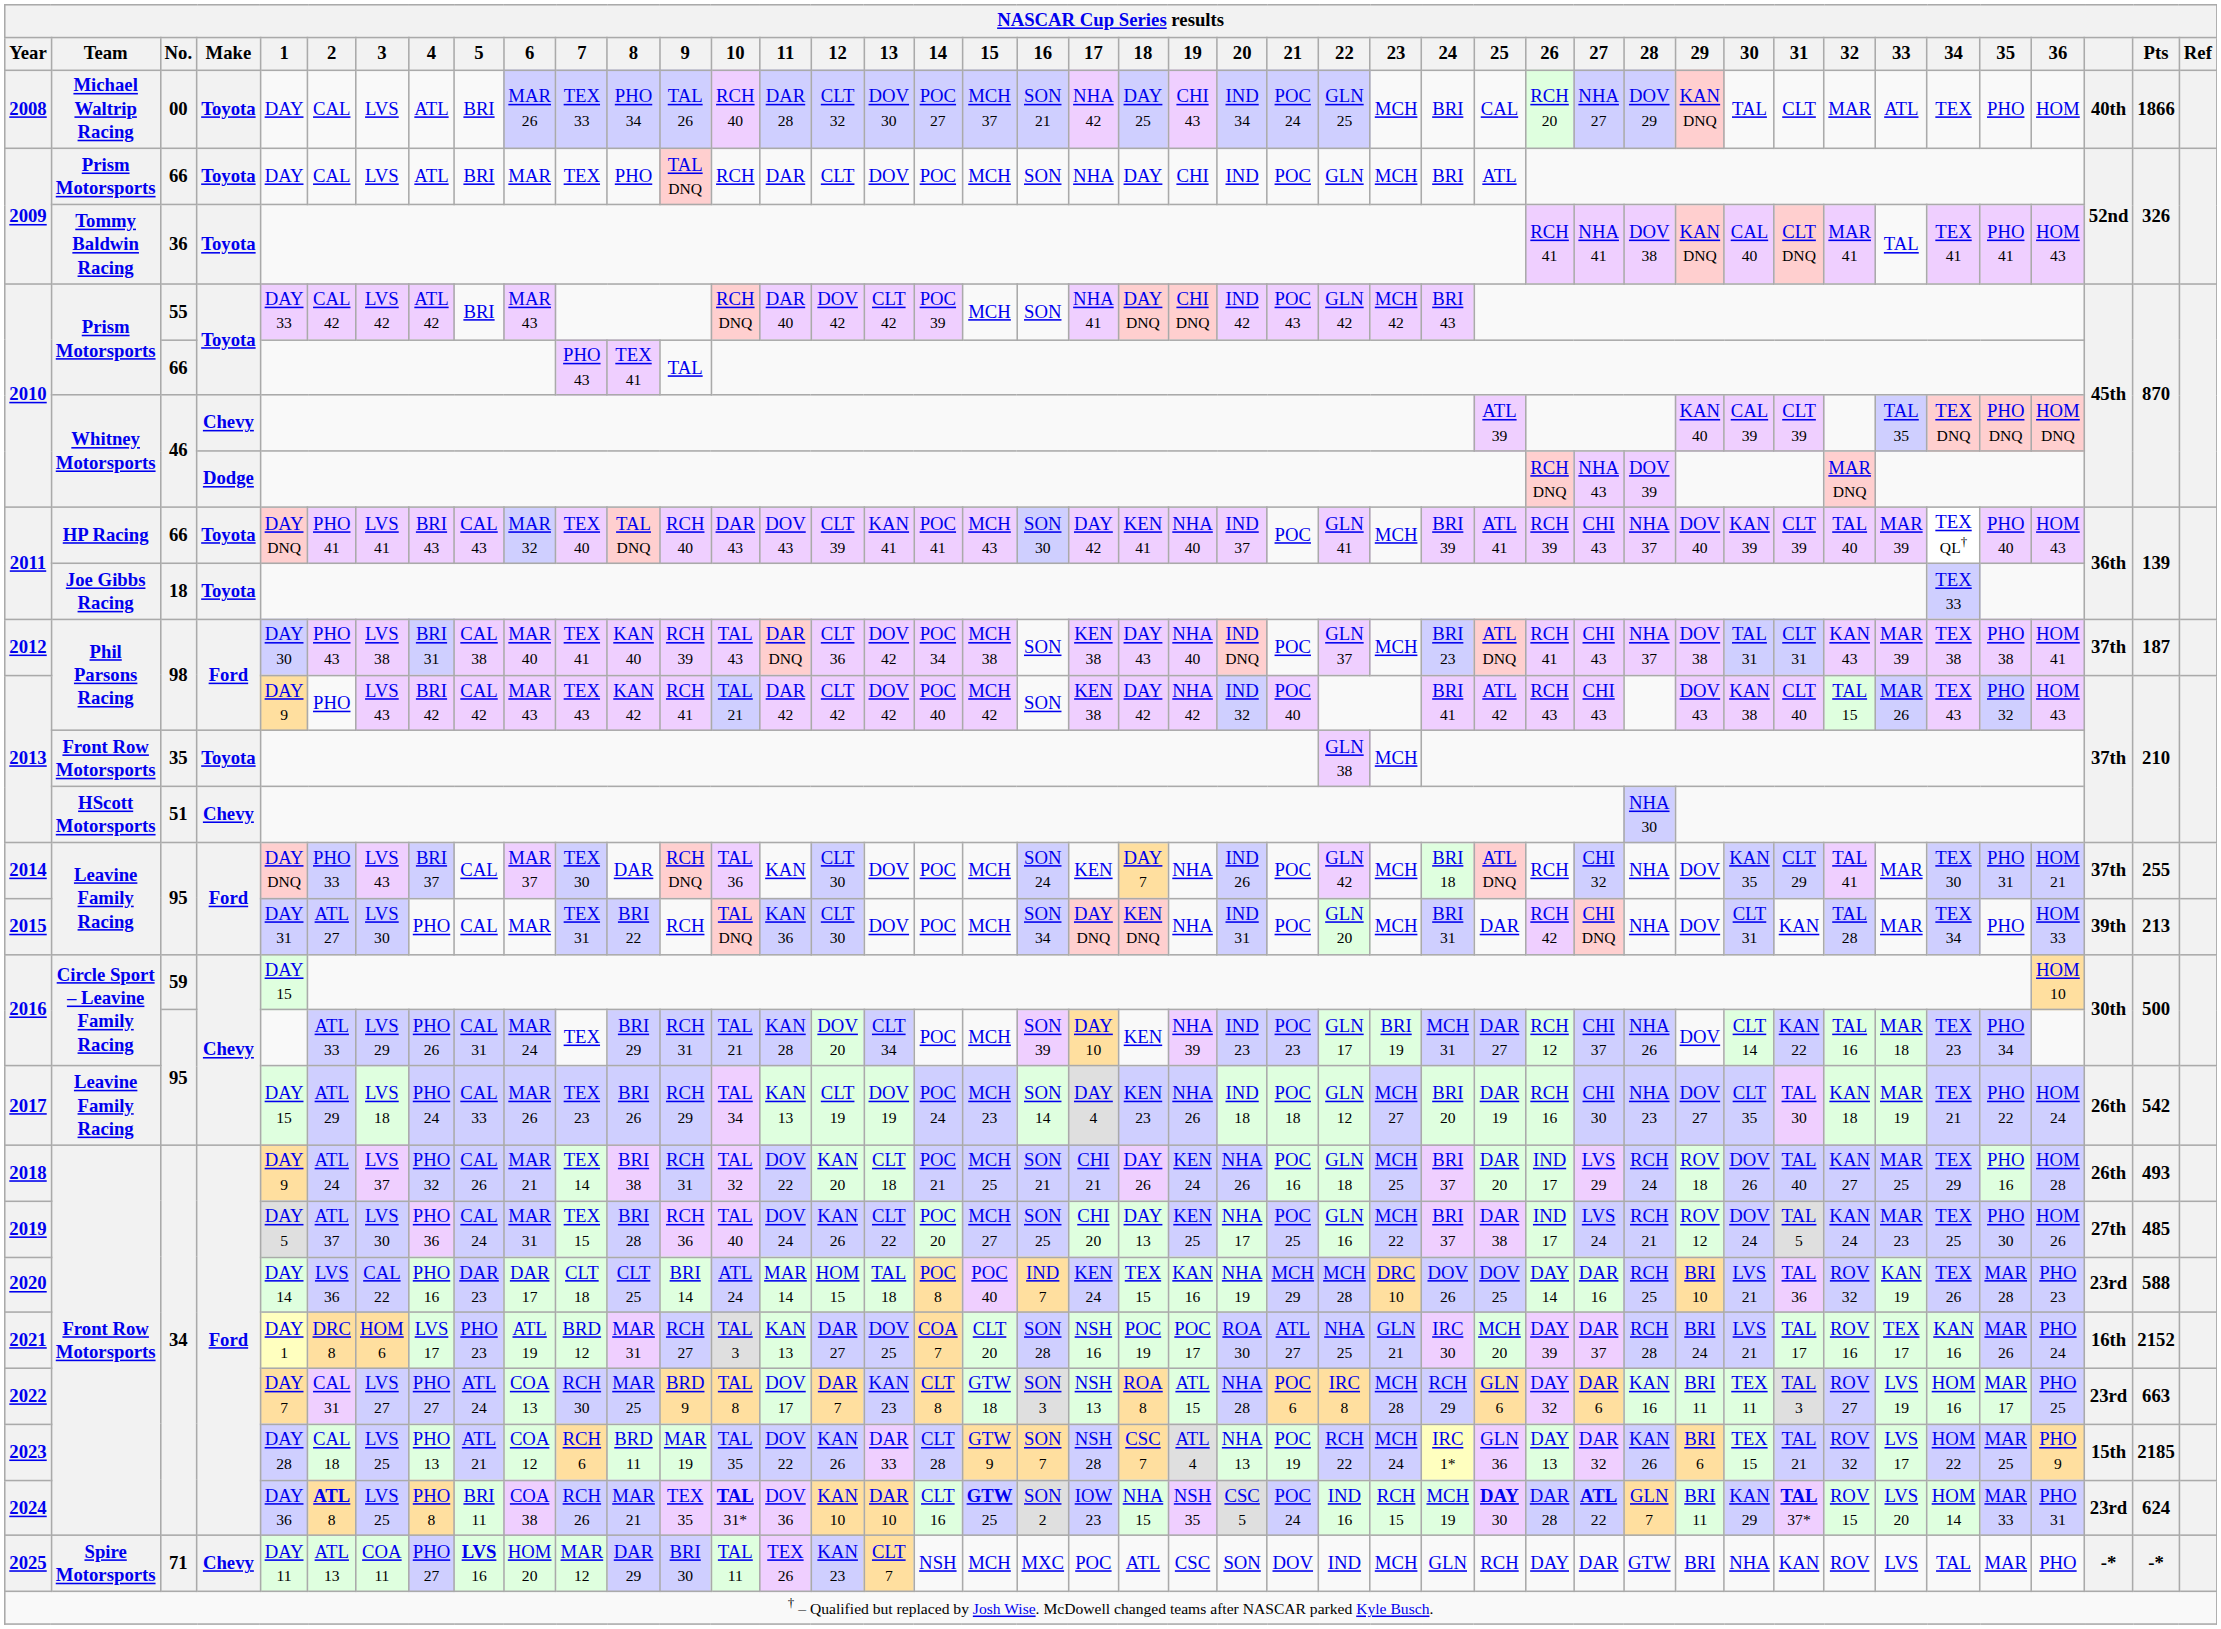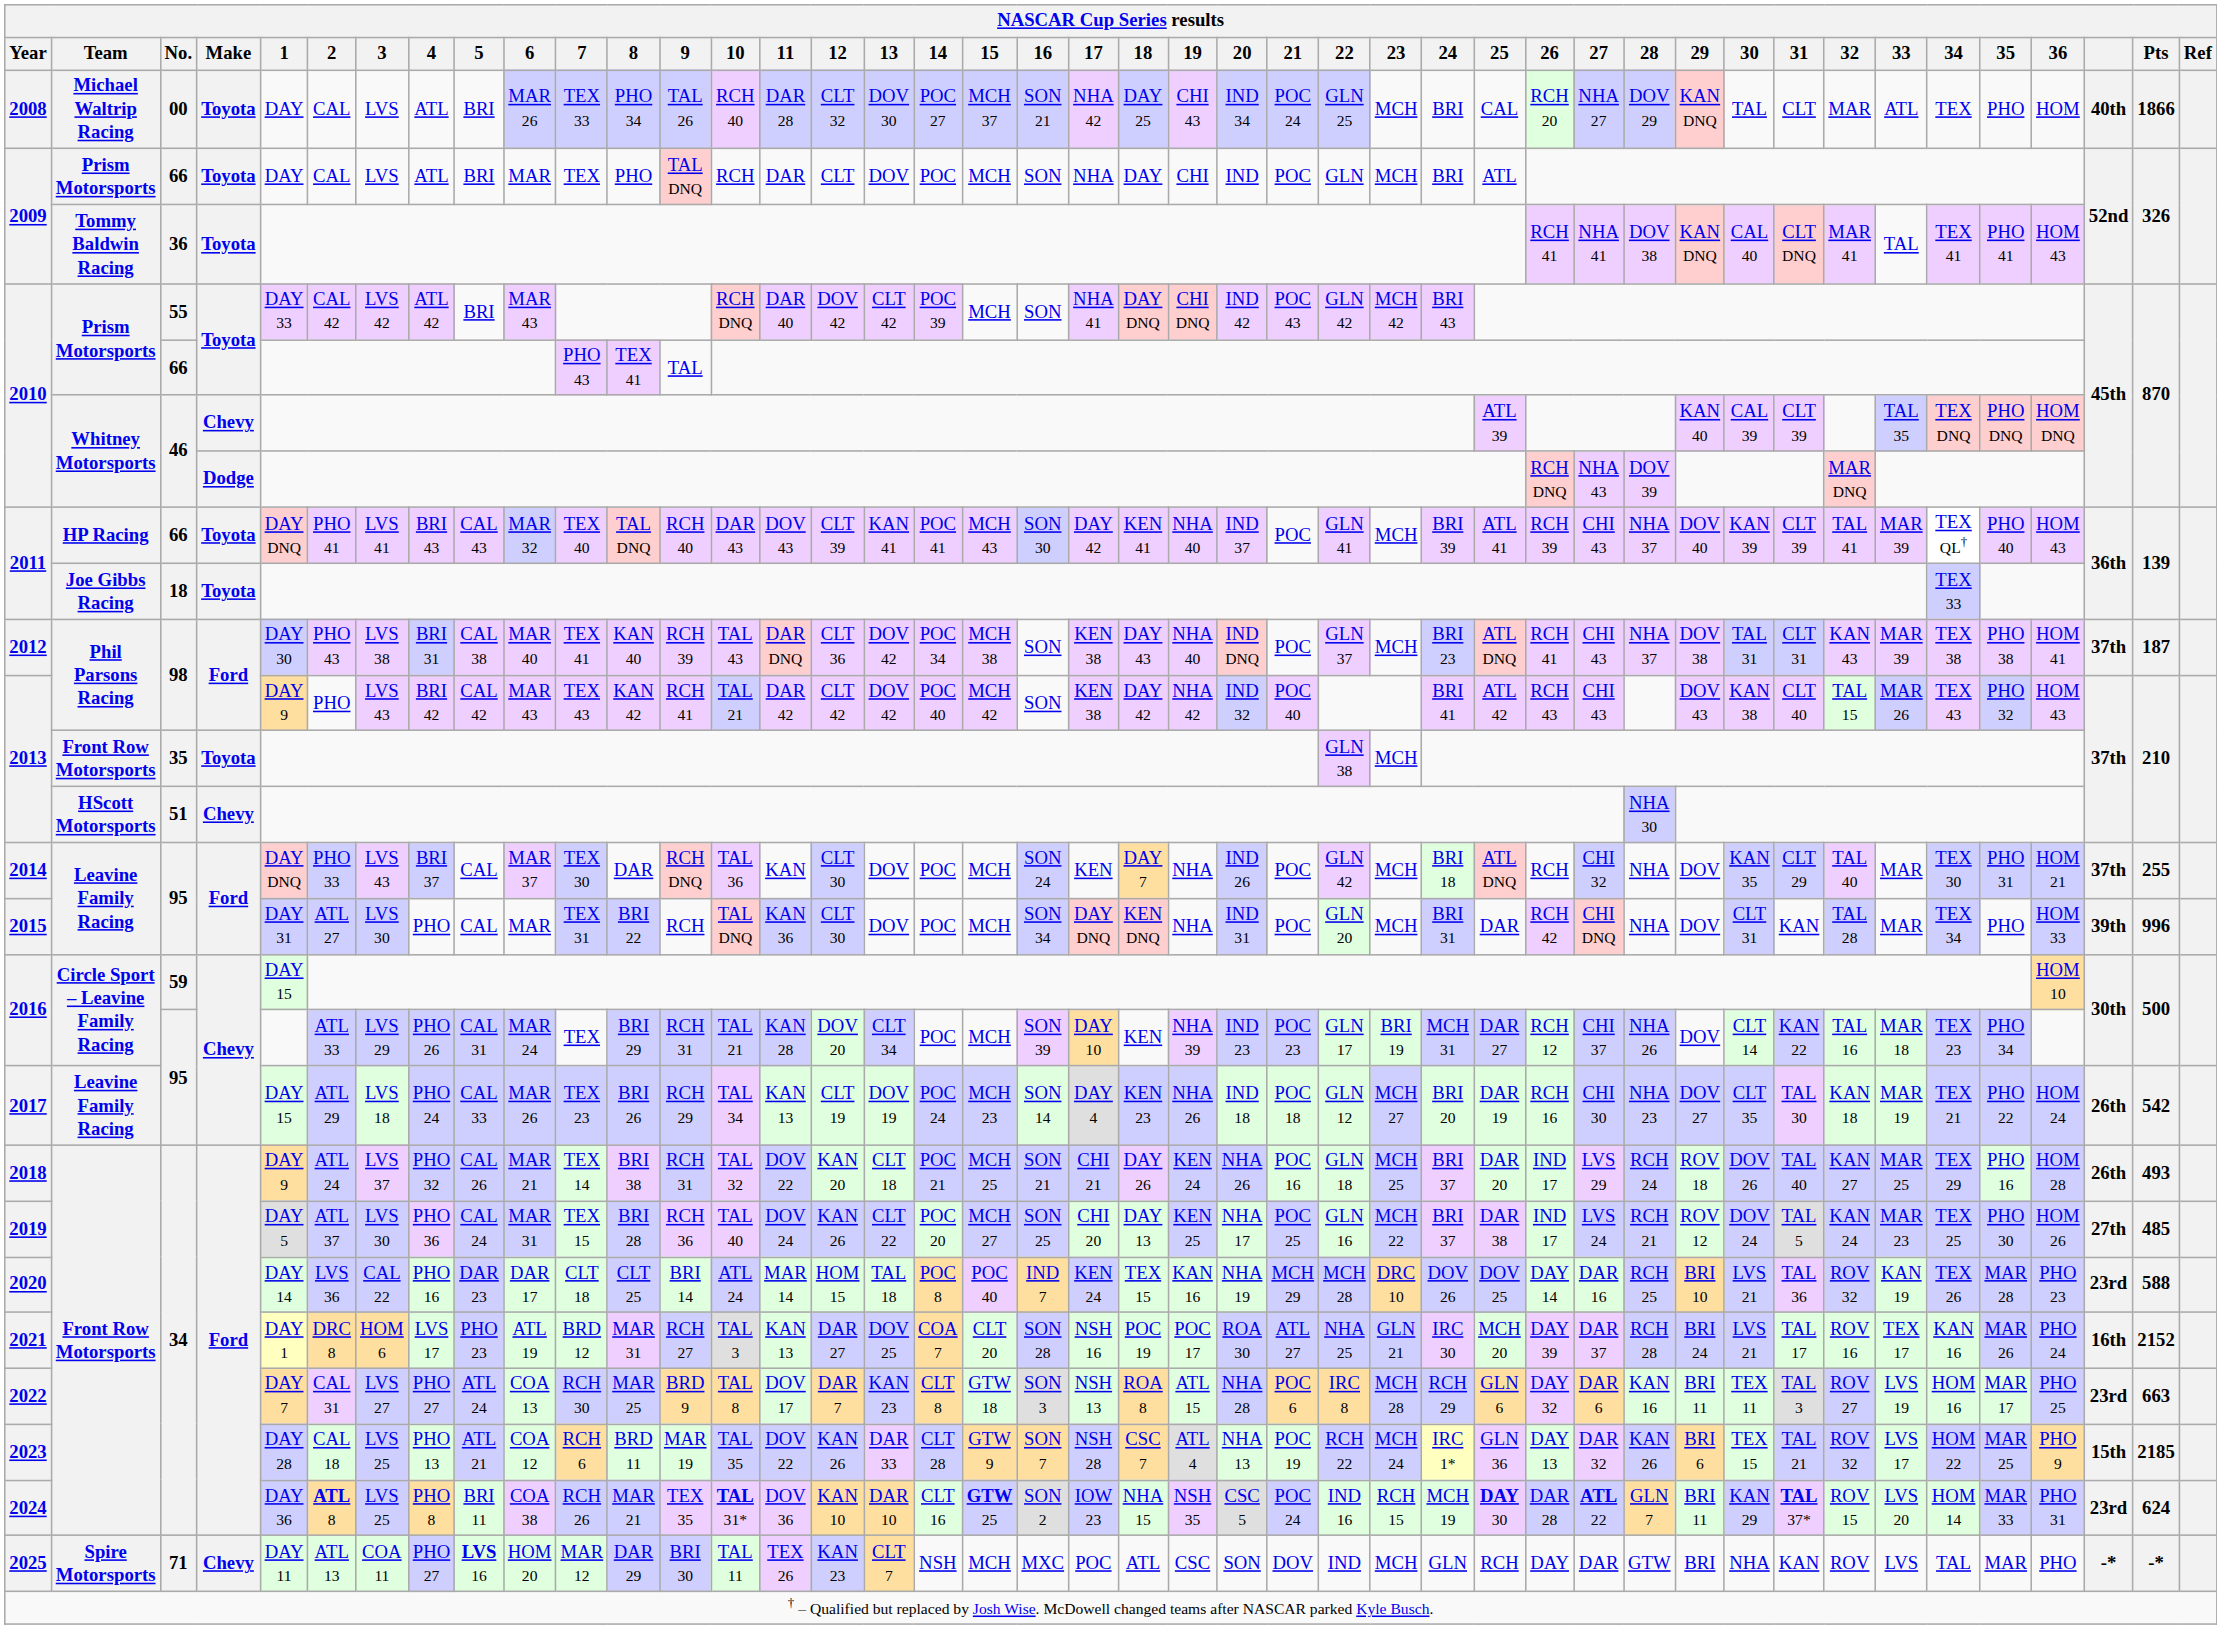(1850, 534) TAL 40 -> (1850, 534) TAL 41
(1850, 869) TAL 41 -> (1850, 869) TAL 40
(2156, 926) 213 -> (2156, 926) 996
